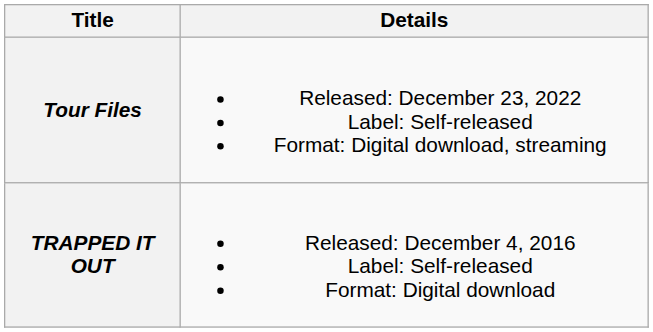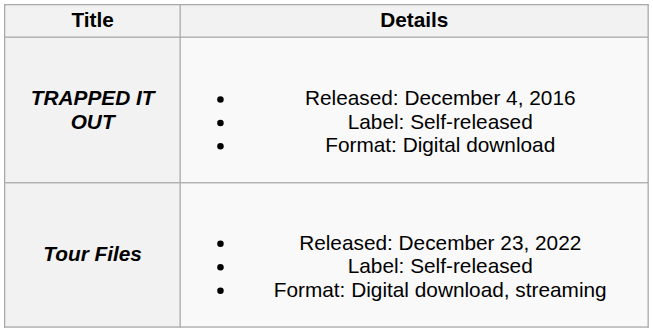rows swapped: (93, 254) <-> (93, 109)
